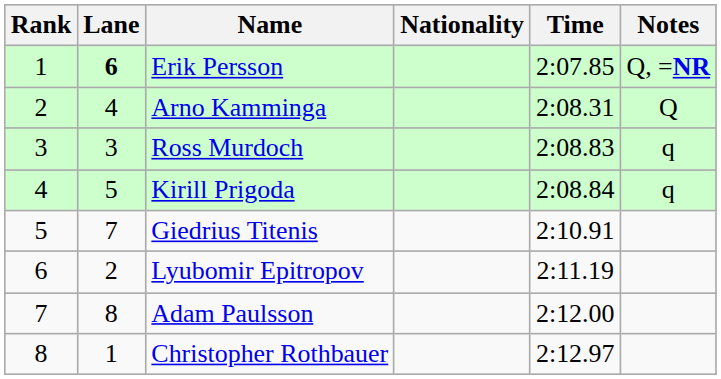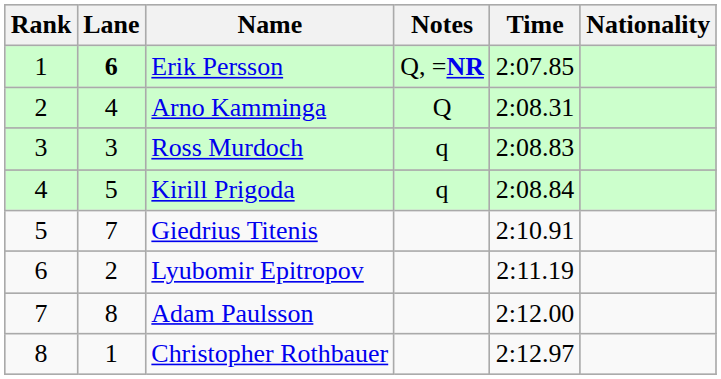columns swapped: (462, 25) <-> (668, 25)
